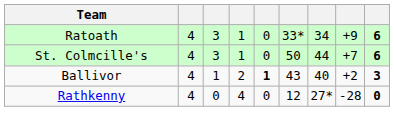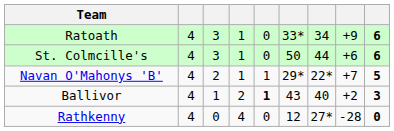(350, 55) +7 -> (350, 55) +6
+ row: (91, 76)
